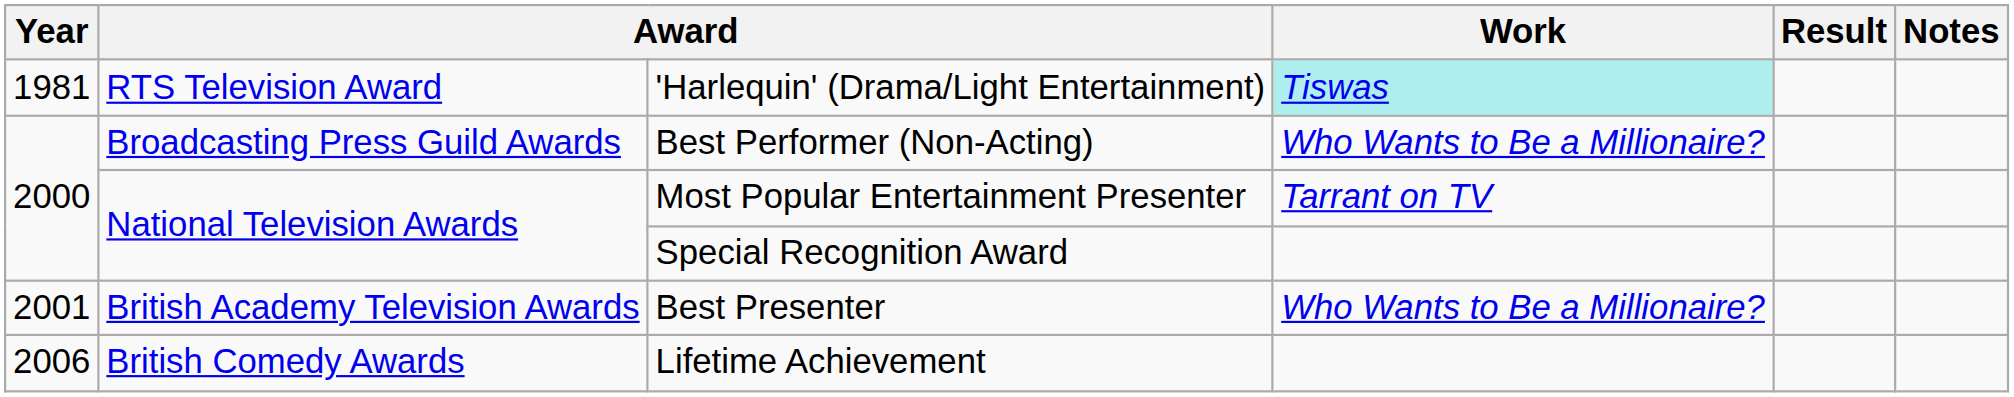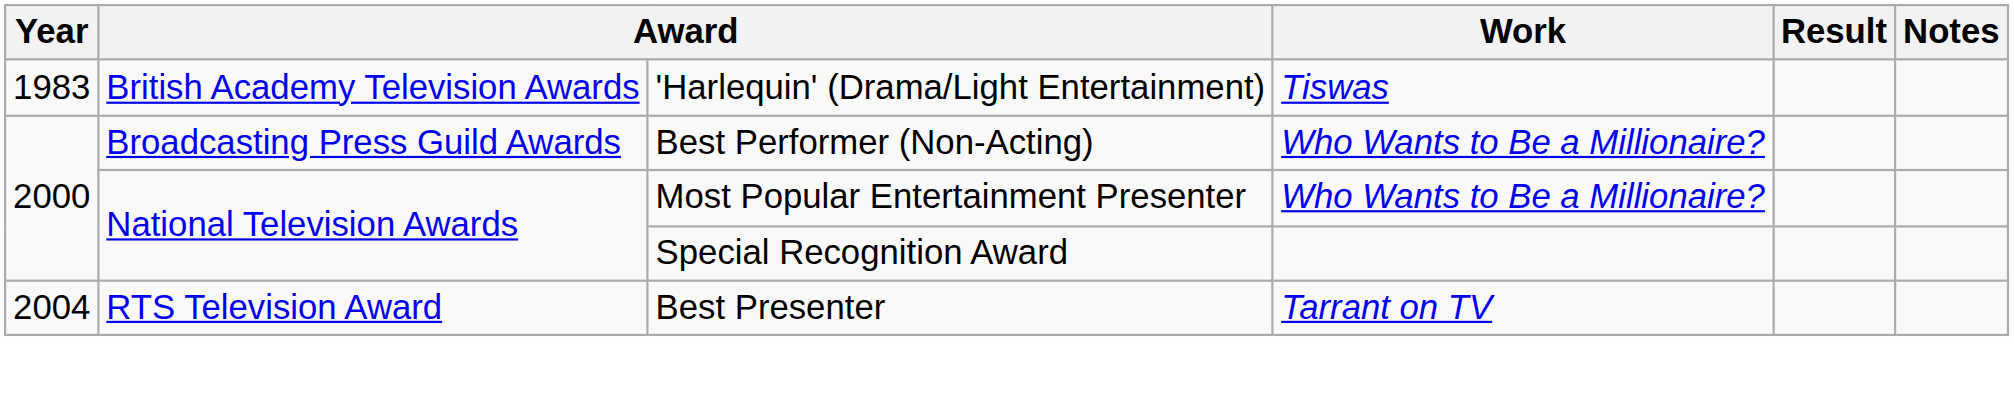(52, 87) 1981 -> (52, 87) 1983
(274, 87) RTS Television Award -> (373, 87) British Academy Television Awards
(1335, 87) paleturquoise background -> (1335, 87) no background
(1387, 197) Tarrant on TV -> (1523, 197) Who Wants to Be a Millionaire?
(52, 307) 2001 -> (52, 307) 2004
(373, 307) British Academy Television Awards -> (274, 307) RTS Television Award
(1523, 307) Who Wants to Be a Millionaire? -> (1387, 307) Tarrant on TV
- row: (821, 362)
